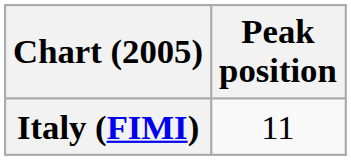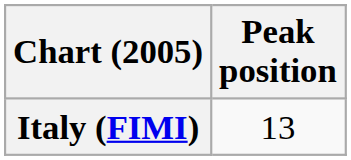(278, 126) 11 -> (278, 126) 13
